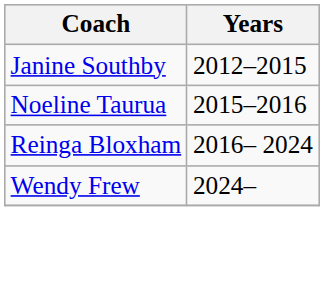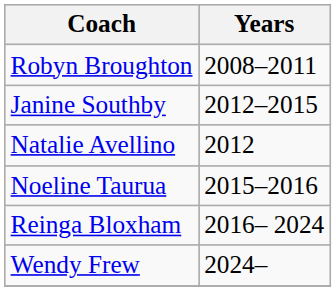+ row: (102, 64)
+ row: (93, 144)
